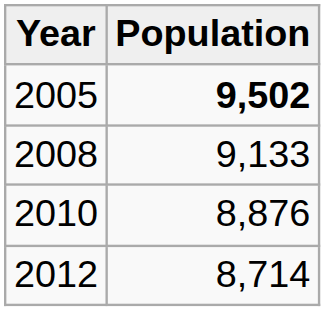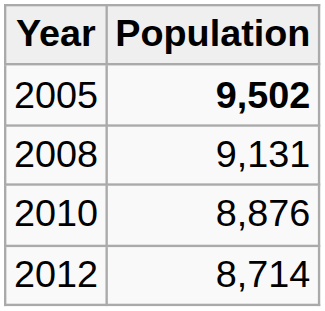(263, 154) 9,133 -> (263, 154) 9,131
